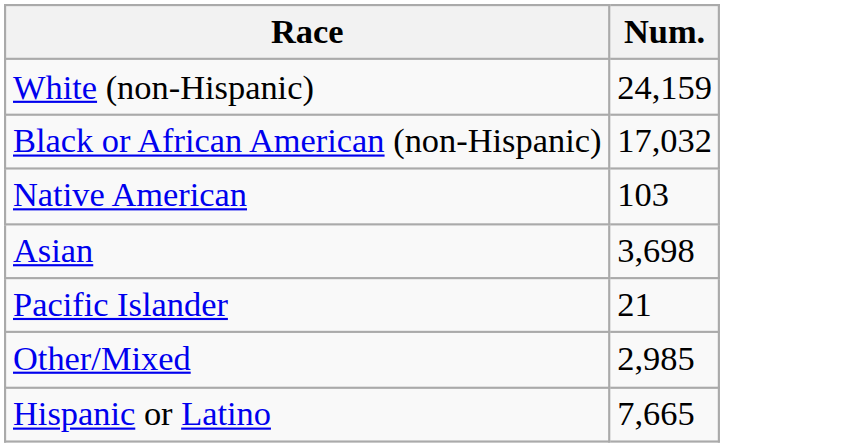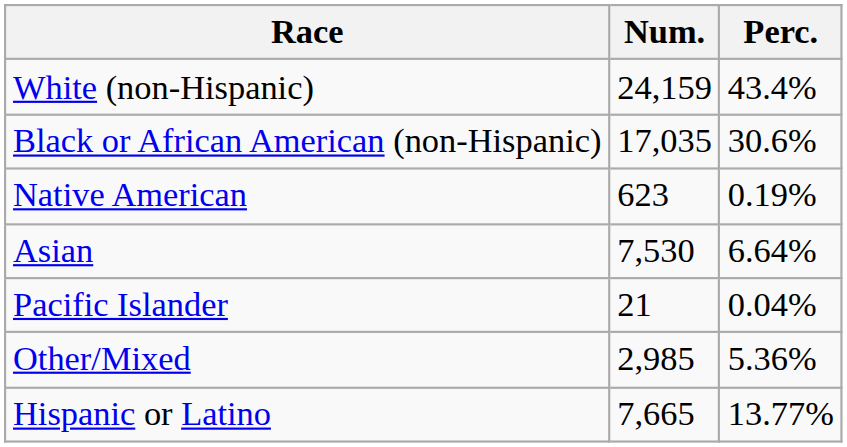+ column: (781, 31)
(665, 140) 17,032 -> (665, 140) 17,035
(643, 195) 103 -> (643, 195) 623
(656, 250) 3,698 -> (656, 250) 7,530
